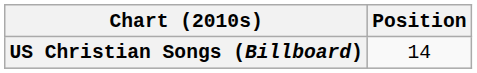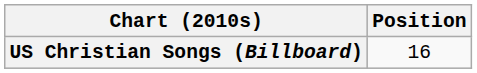(419, 53) 14 -> (419, 53) 16
